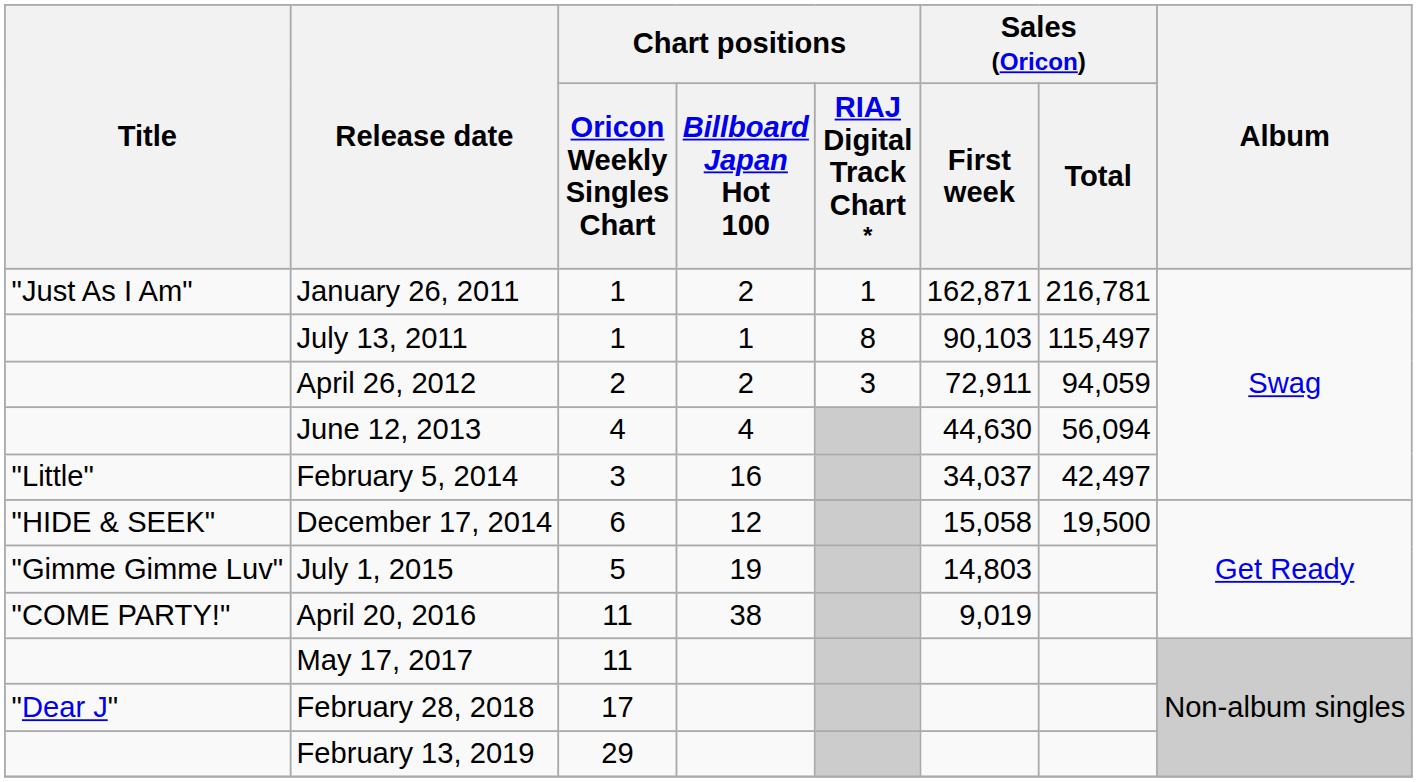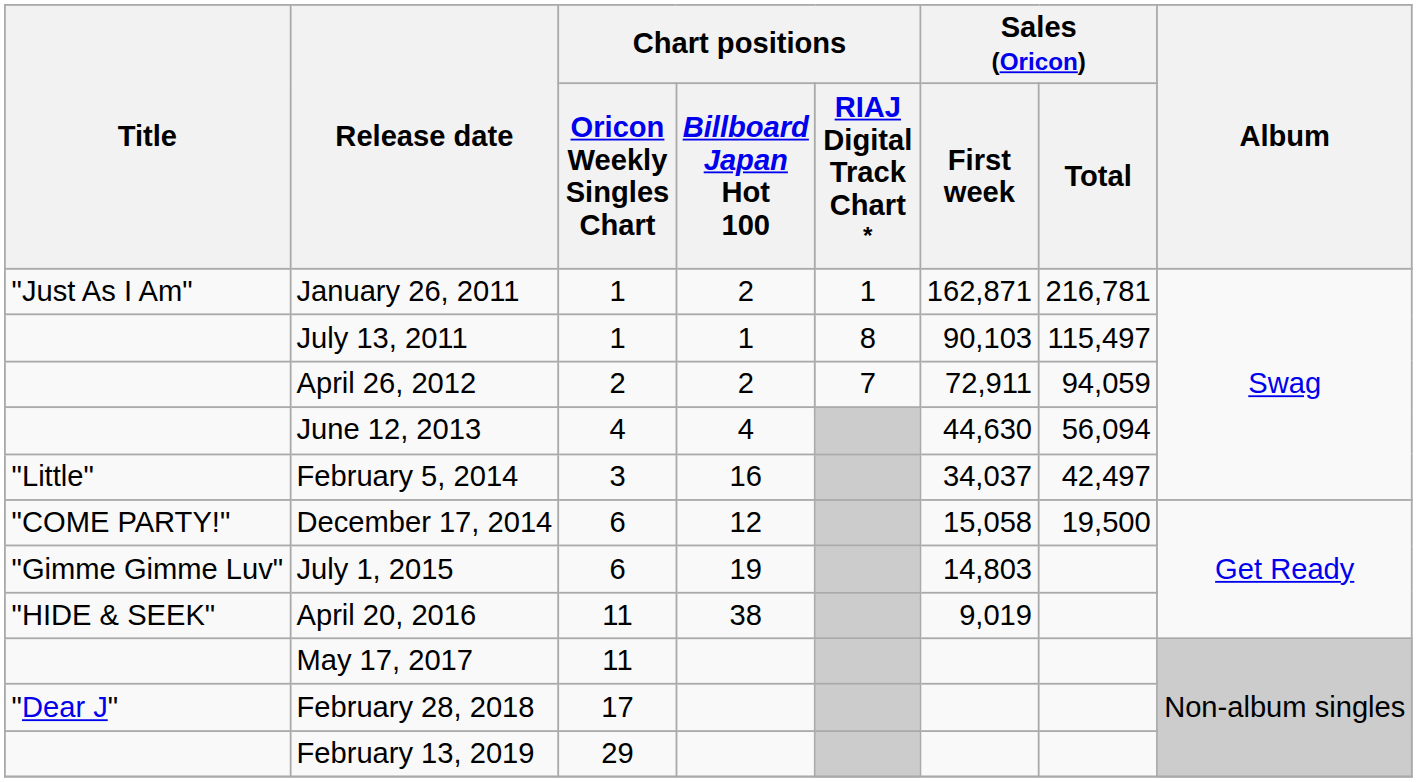(868, 383) 3 -> (868, 383) 7
(113, 522) "HIDE & SEEK" -> (121, 522) "COME PARTY!"
(617, 568) 5 -> (617, 568) 6
(121, 614) "COME PARTY!" -> (113, 614) "HIDE & SEEK"
